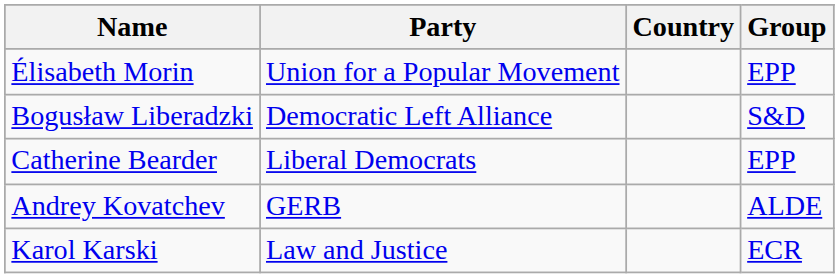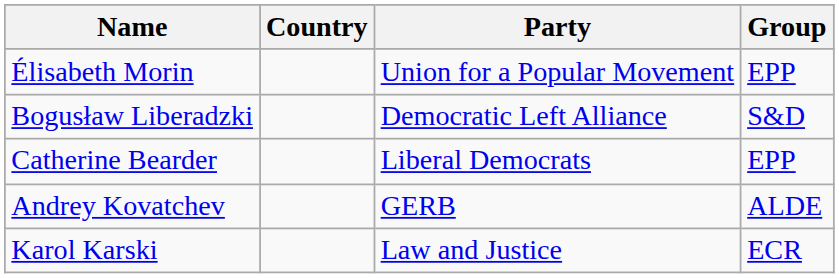columns swapped: (683, 26) <-> (443, 26)
